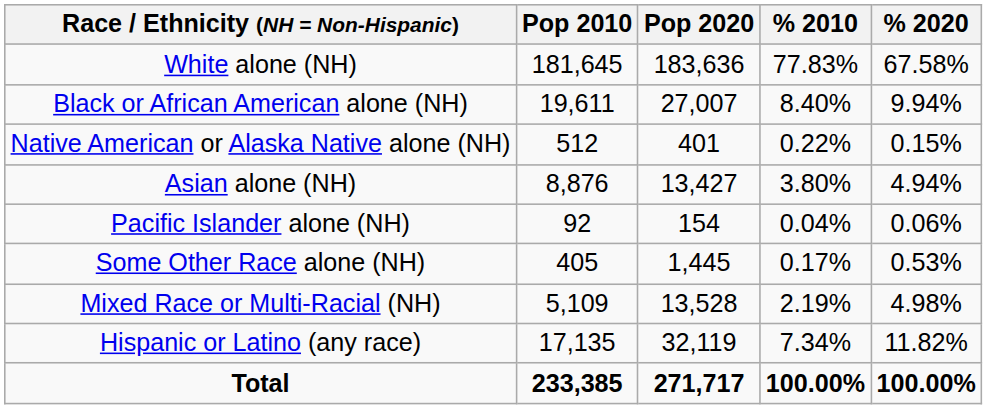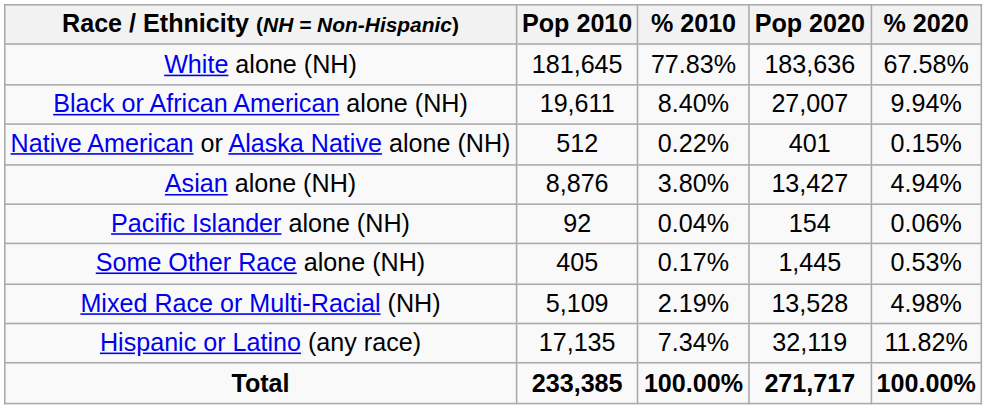columns swapped: (699, 24) <-> (815, 24)
